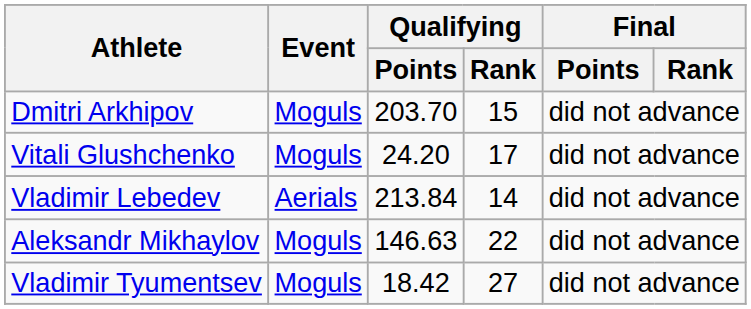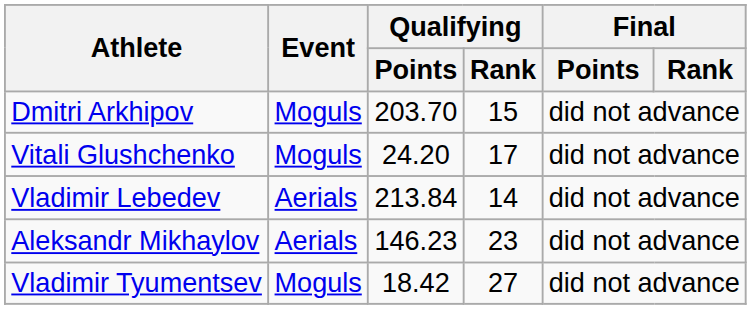(318, 241) Moguls -> (316, 241) Aerials
(416, 241) 146.63 -> (416, 241) 146.23
(503, 241) 22 -> (503, 241) 23
